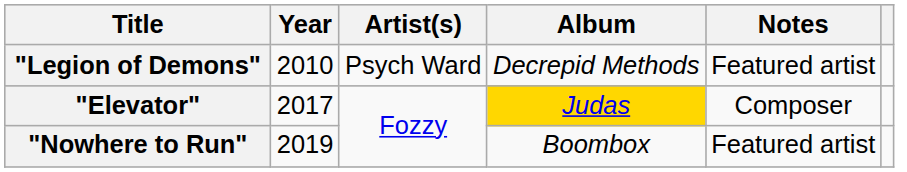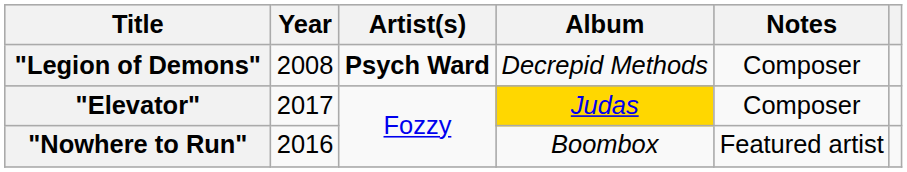(305, 65) 2010 -> (305, 65) 2008
(413, 65) normal -> (417, 65) bold
(793, 65) Featured artist -> (802, 65) Composer
(305, 145) 2019 -> (305, 145) 2016
